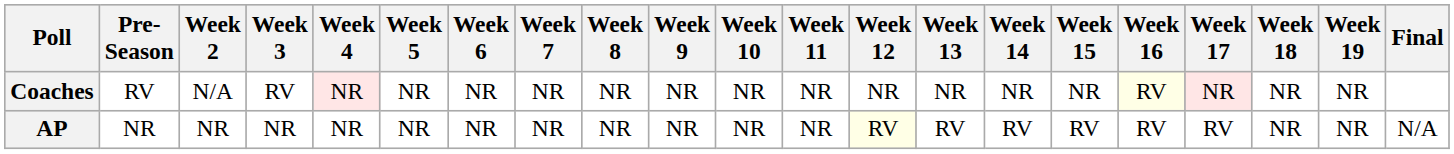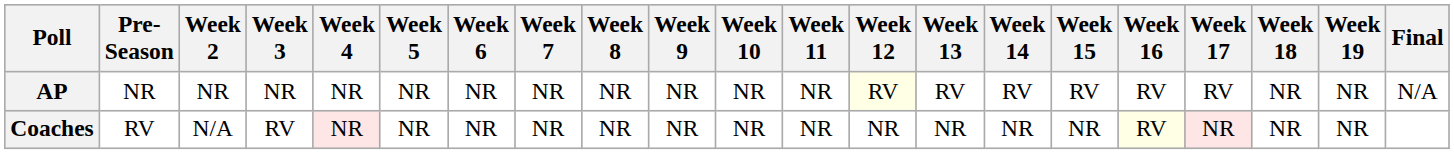rows swapped: (52, 129) <-> (52, 90)
